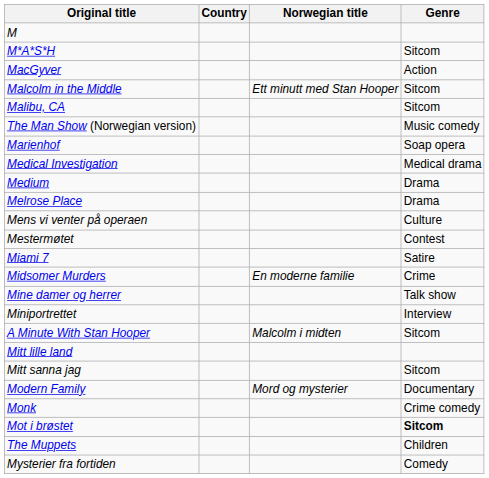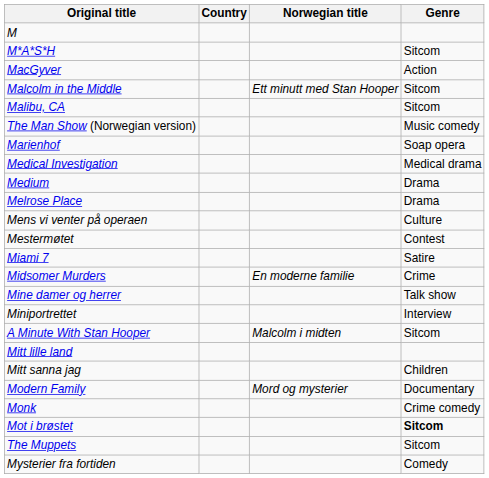(422, 370) Sitcom -> (426, 370) Children
(426, 445) Children -> (422, 445) Sitcom
